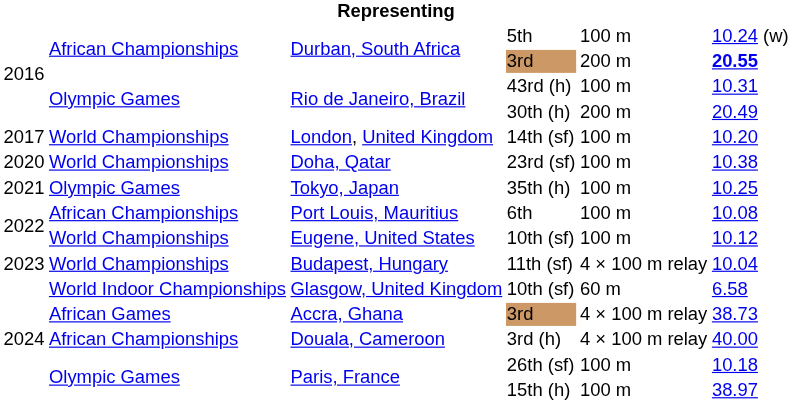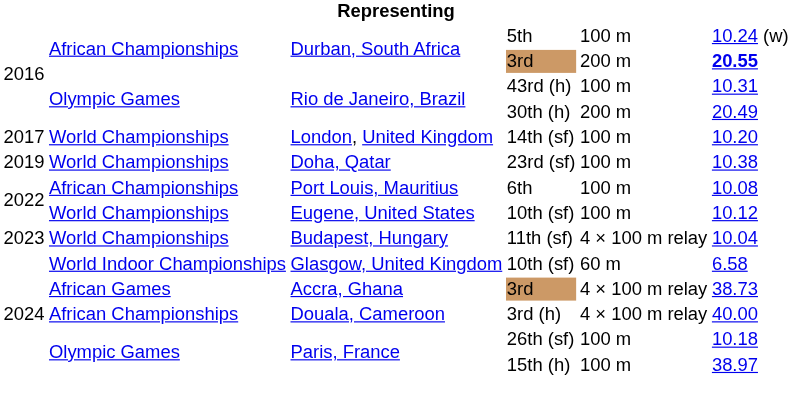(24, 162) 2020 -> (24, 162) 2019
- row: (345, 187)
